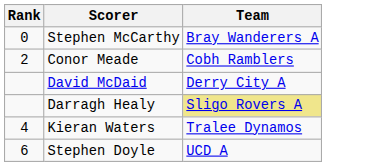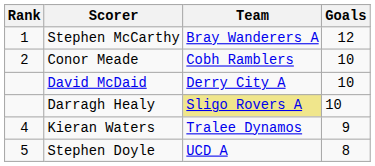+ column: (346, 16)
(24, 38) 0 -> (24, 38) 1
(24, 151) 6 -> (24, 151) 5
